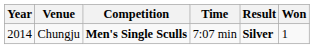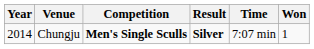columns swapped: (215, 14) <-> (259, 14)
